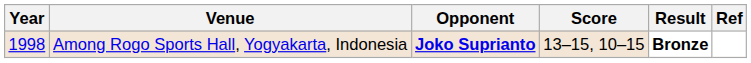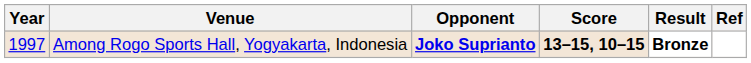(27, 44) 1998 -> (27, 44) 1997
(594, 44) normal -> (594, 44) bold
